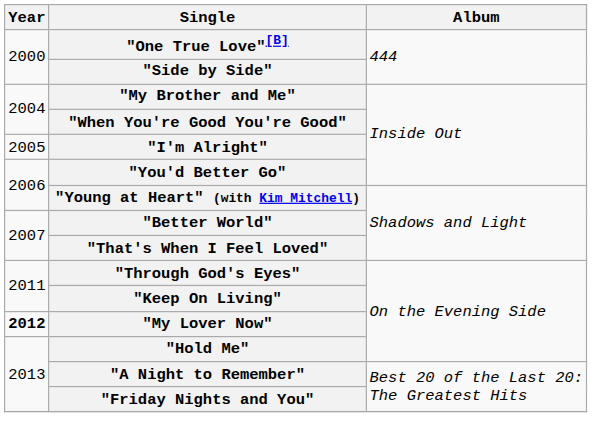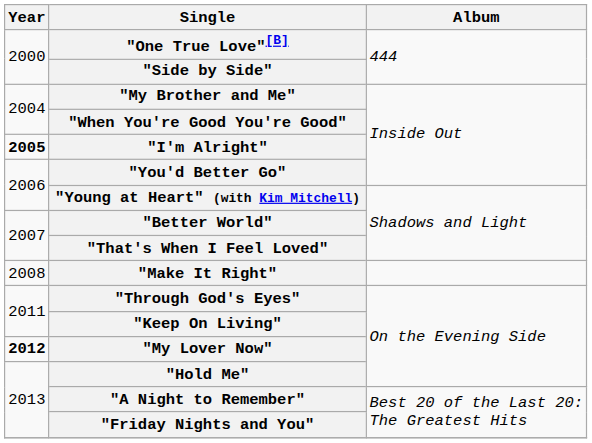(27, 147) normal -> (27, 147) bold
+ row: (207, 273)
